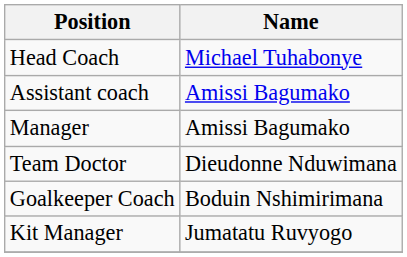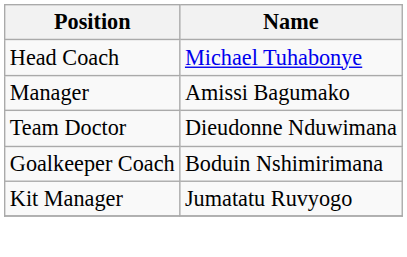- row: (79, 92)
